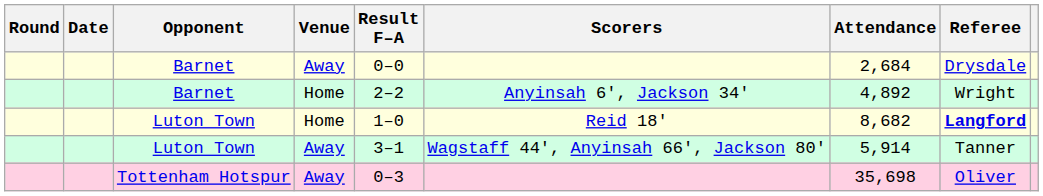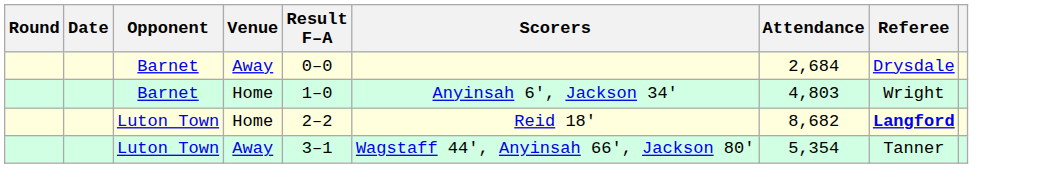(389, 94) 2–2 -> (317, 94) 1–0
(885, 94) 4,892 -> (814, 94) 4,803
(389, 121) 1–0 -> (317, 121) 2–2
(885, 149) 5,914 -> (814, 149) 5,354
- row: (204, 177)
